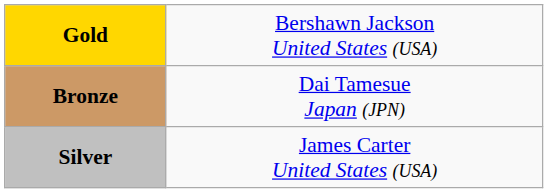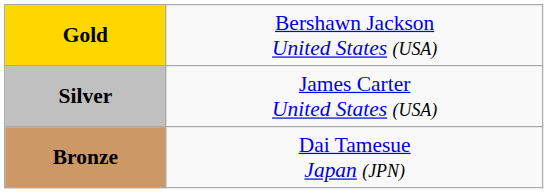rows swapped: (85, 156) <-> (85, 95)
